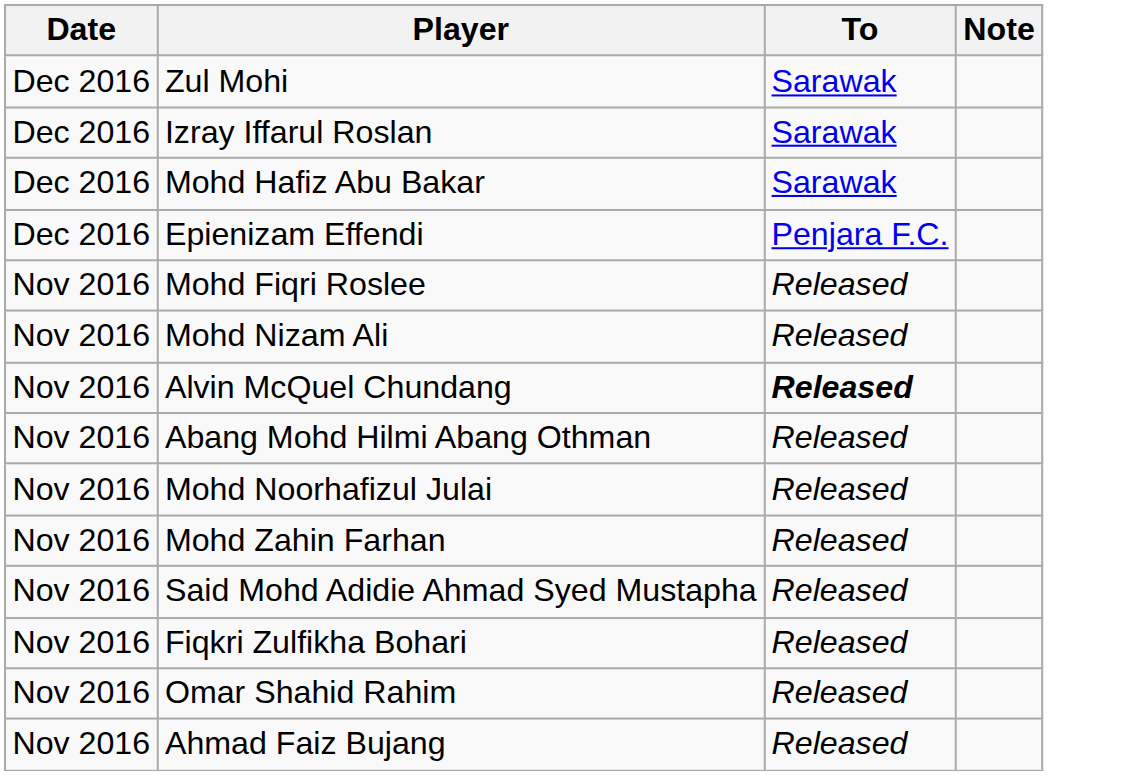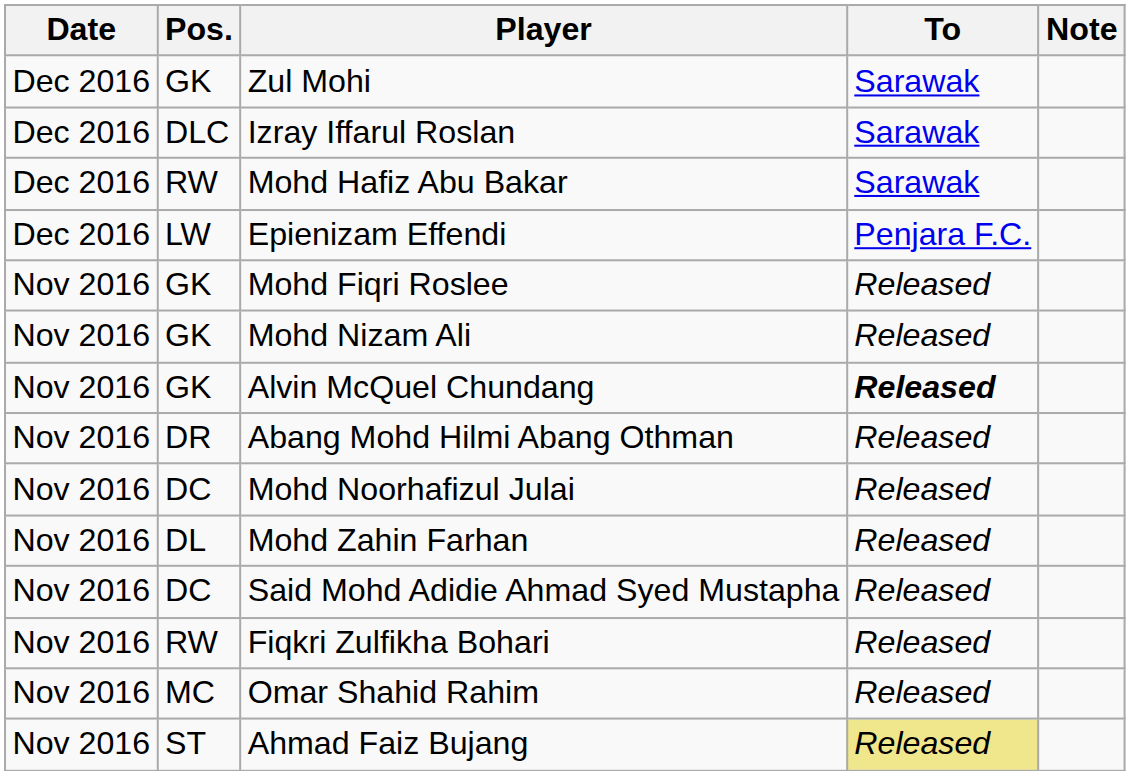+ column: (199, 30)
(839, 744) no background -> (922, 744) khaki background
